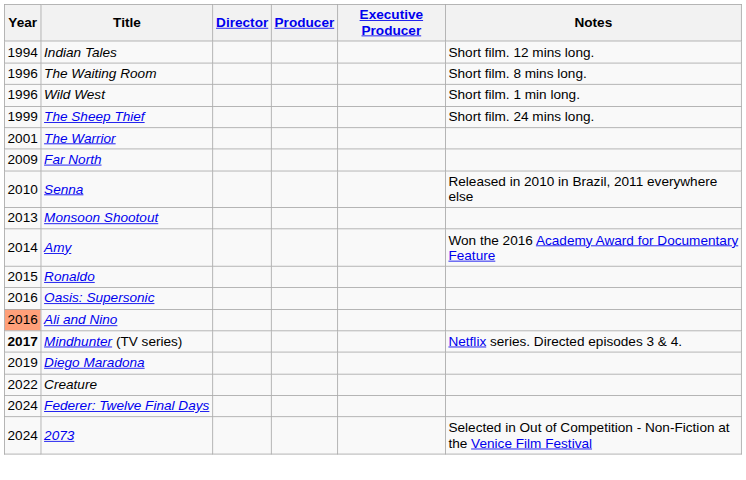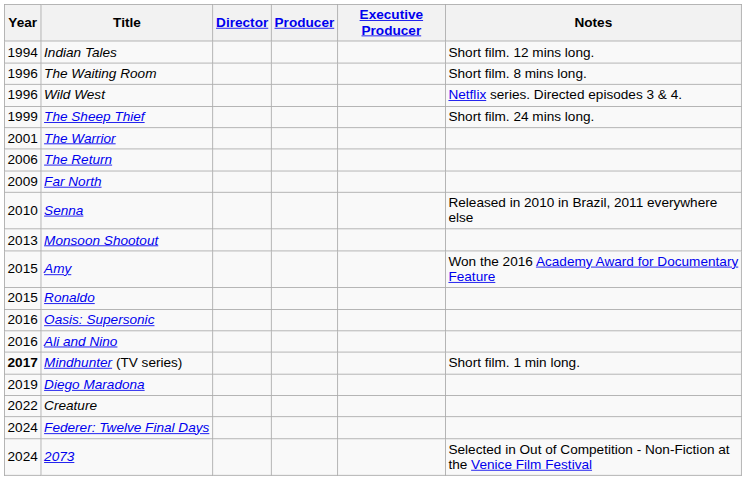(514, 95) Short film. 1 min long. -> (565, 95) Netflix series. Directed episodes 3 & 4.
+ row: (78, 159)
(23, 247) 2014 -> (23, 269) 2015
(23, 320) lightsalmon background -> (23, 341) no background
(565, 341) Netflix series. Directed episodes 3 & 4. -> (514, 363) Short film. 1 min long.
